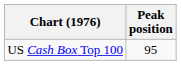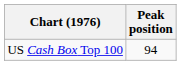(151, 49) 95 -> (151, 49) 94
